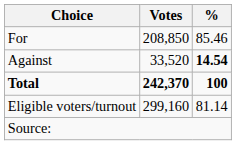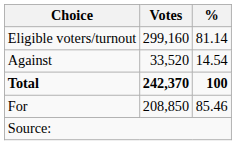rows swapped: (18, 38) <-> (72, 106)
(212, 60) bold -> (212, 60) normal
